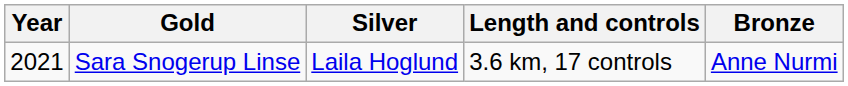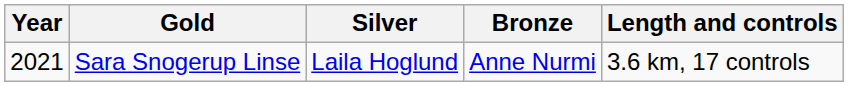columns swapped: (774, 23) <-> (584, 23)
